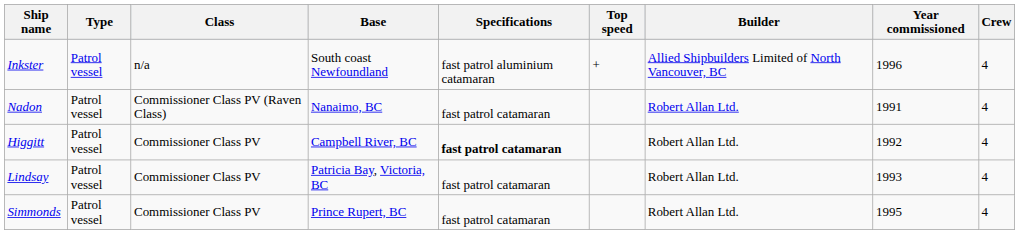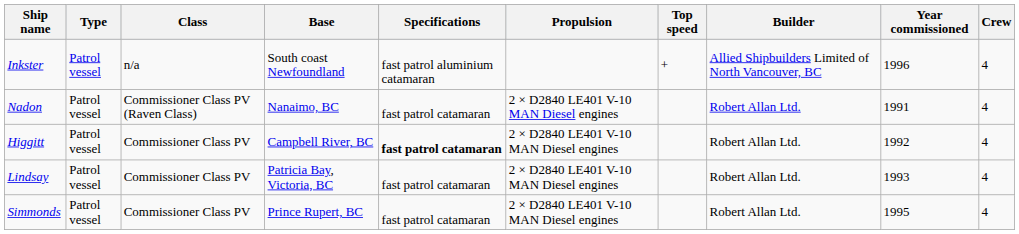+ column: (582, 22)
